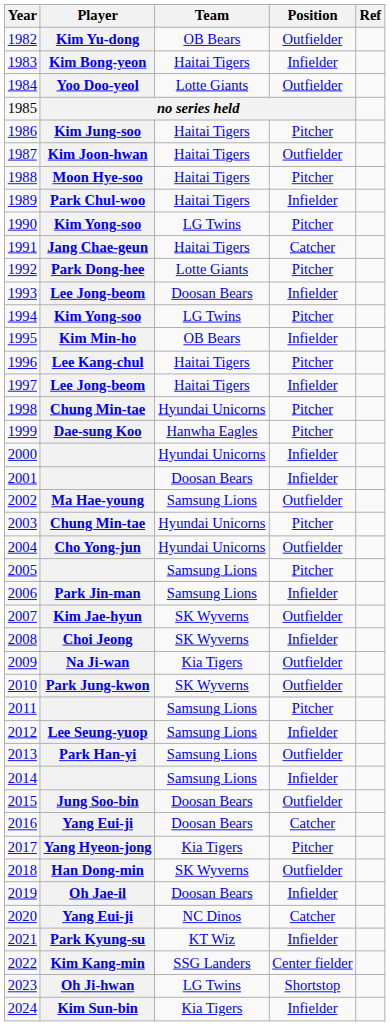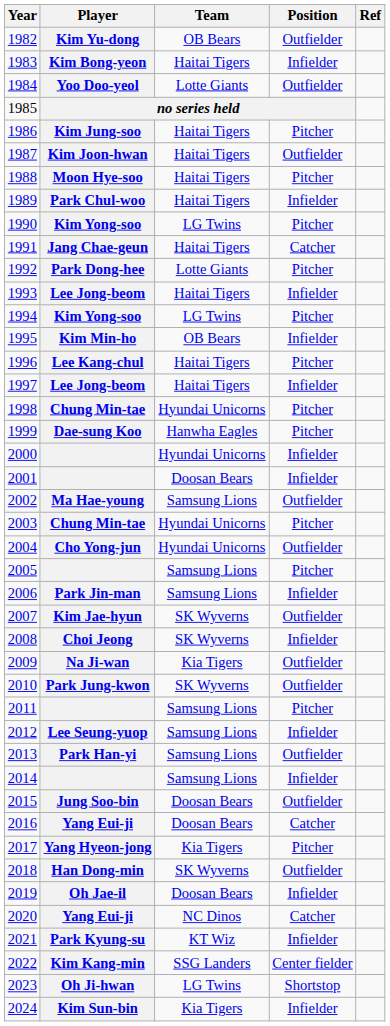(212, 293) Doosan Bears -> (212, 293) Haitai Tigers
